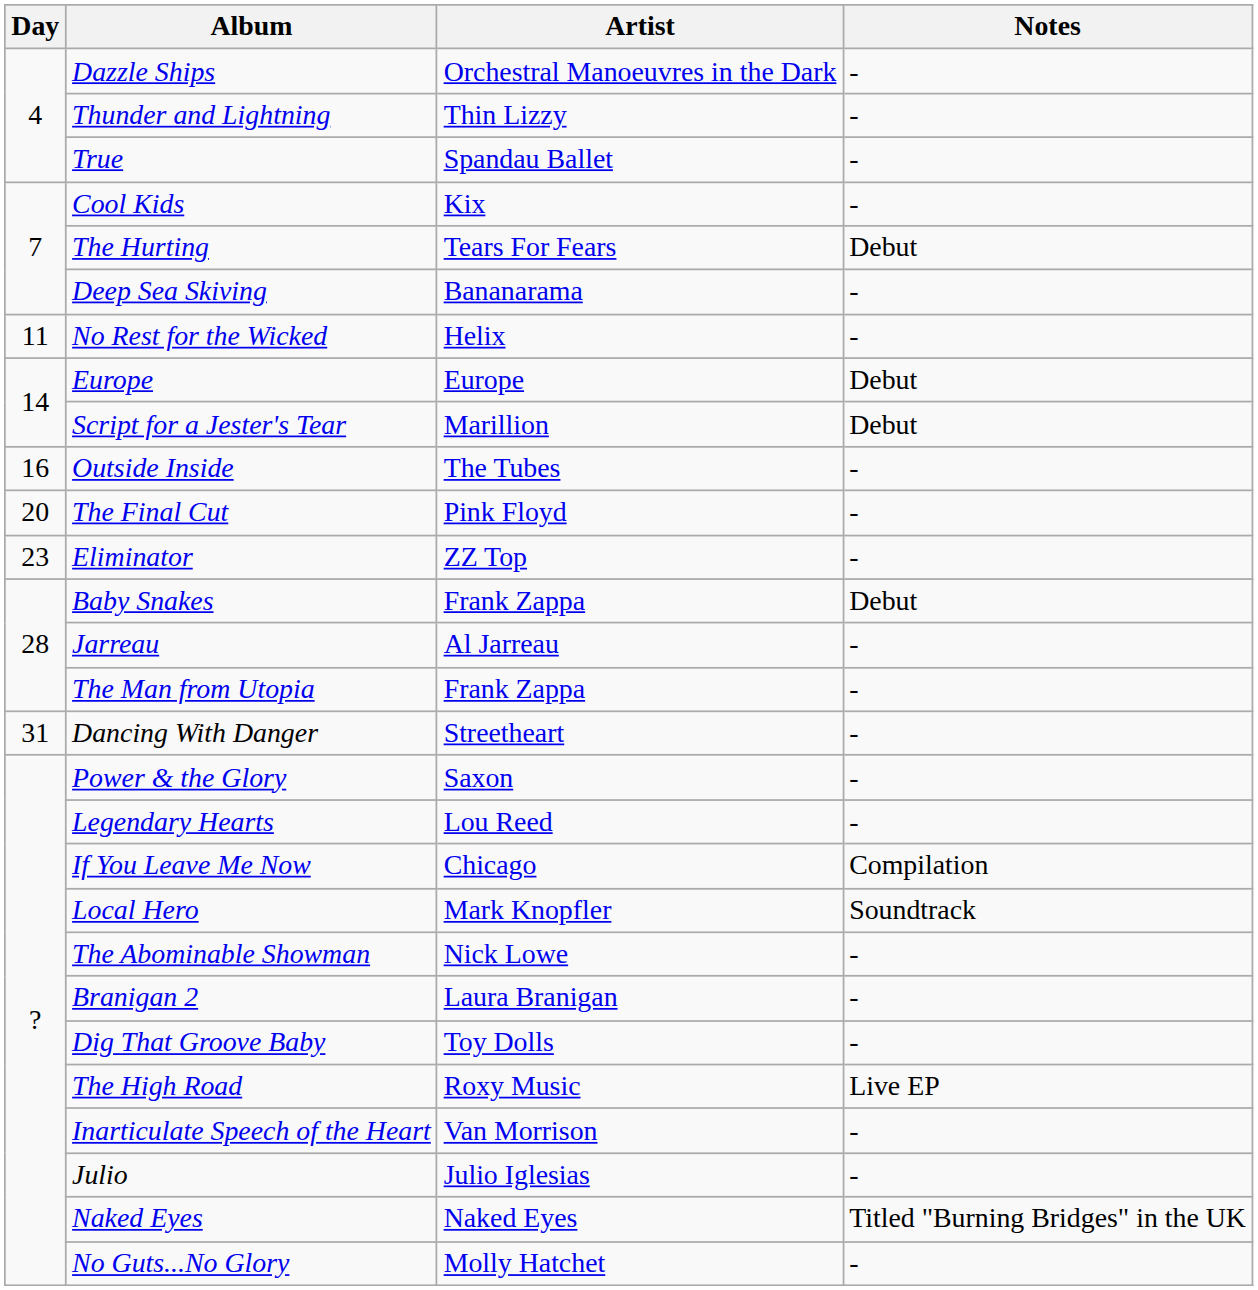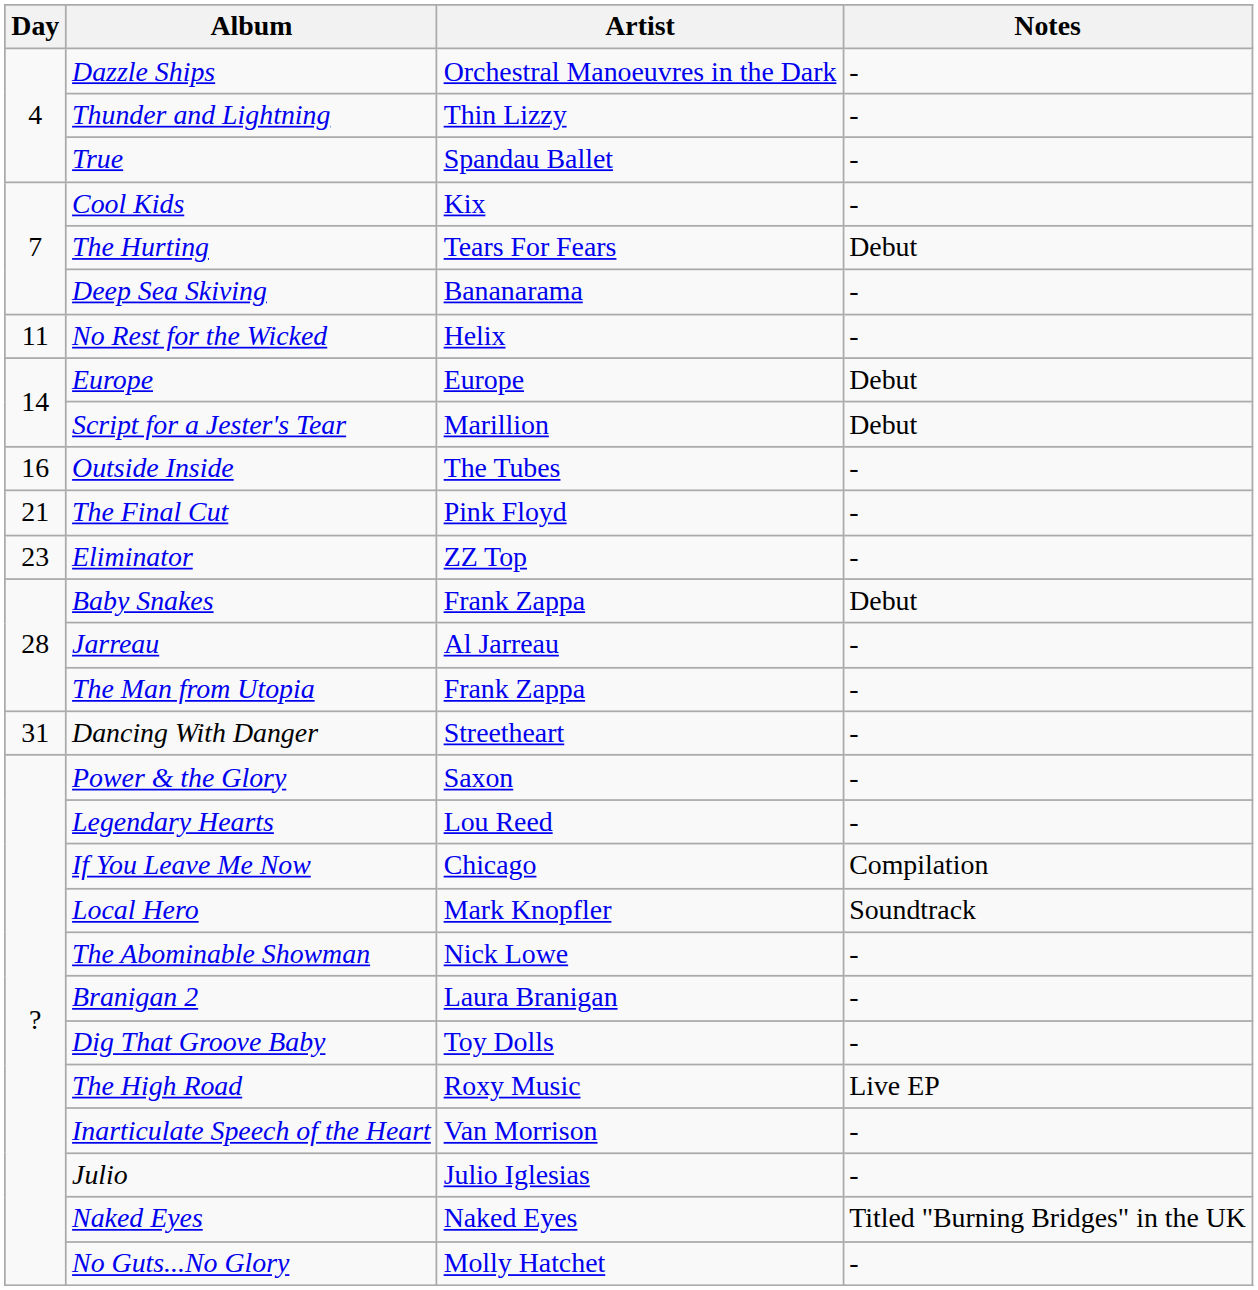(35, 512) 20 -> (35, 512) 21
